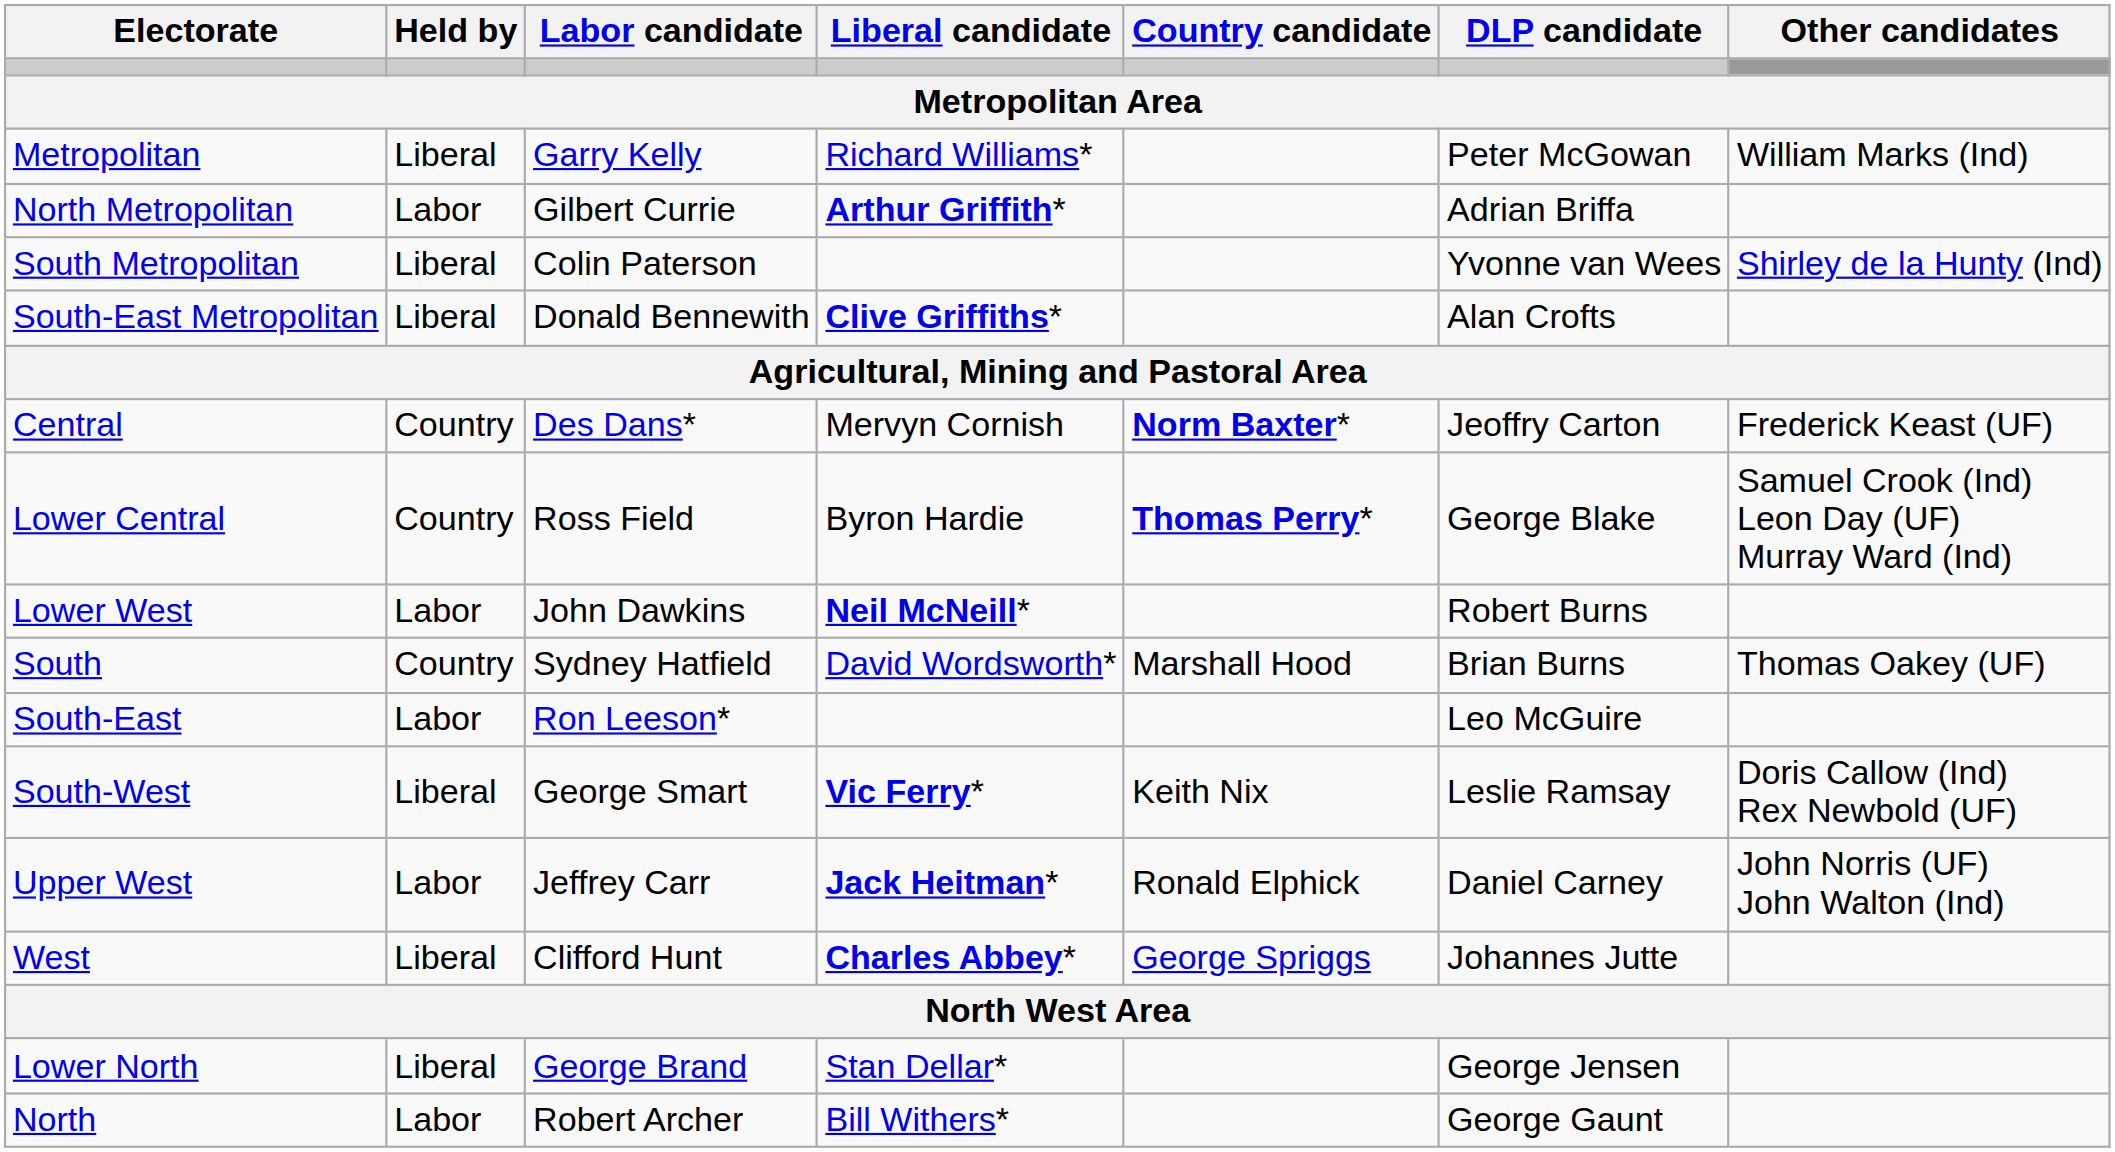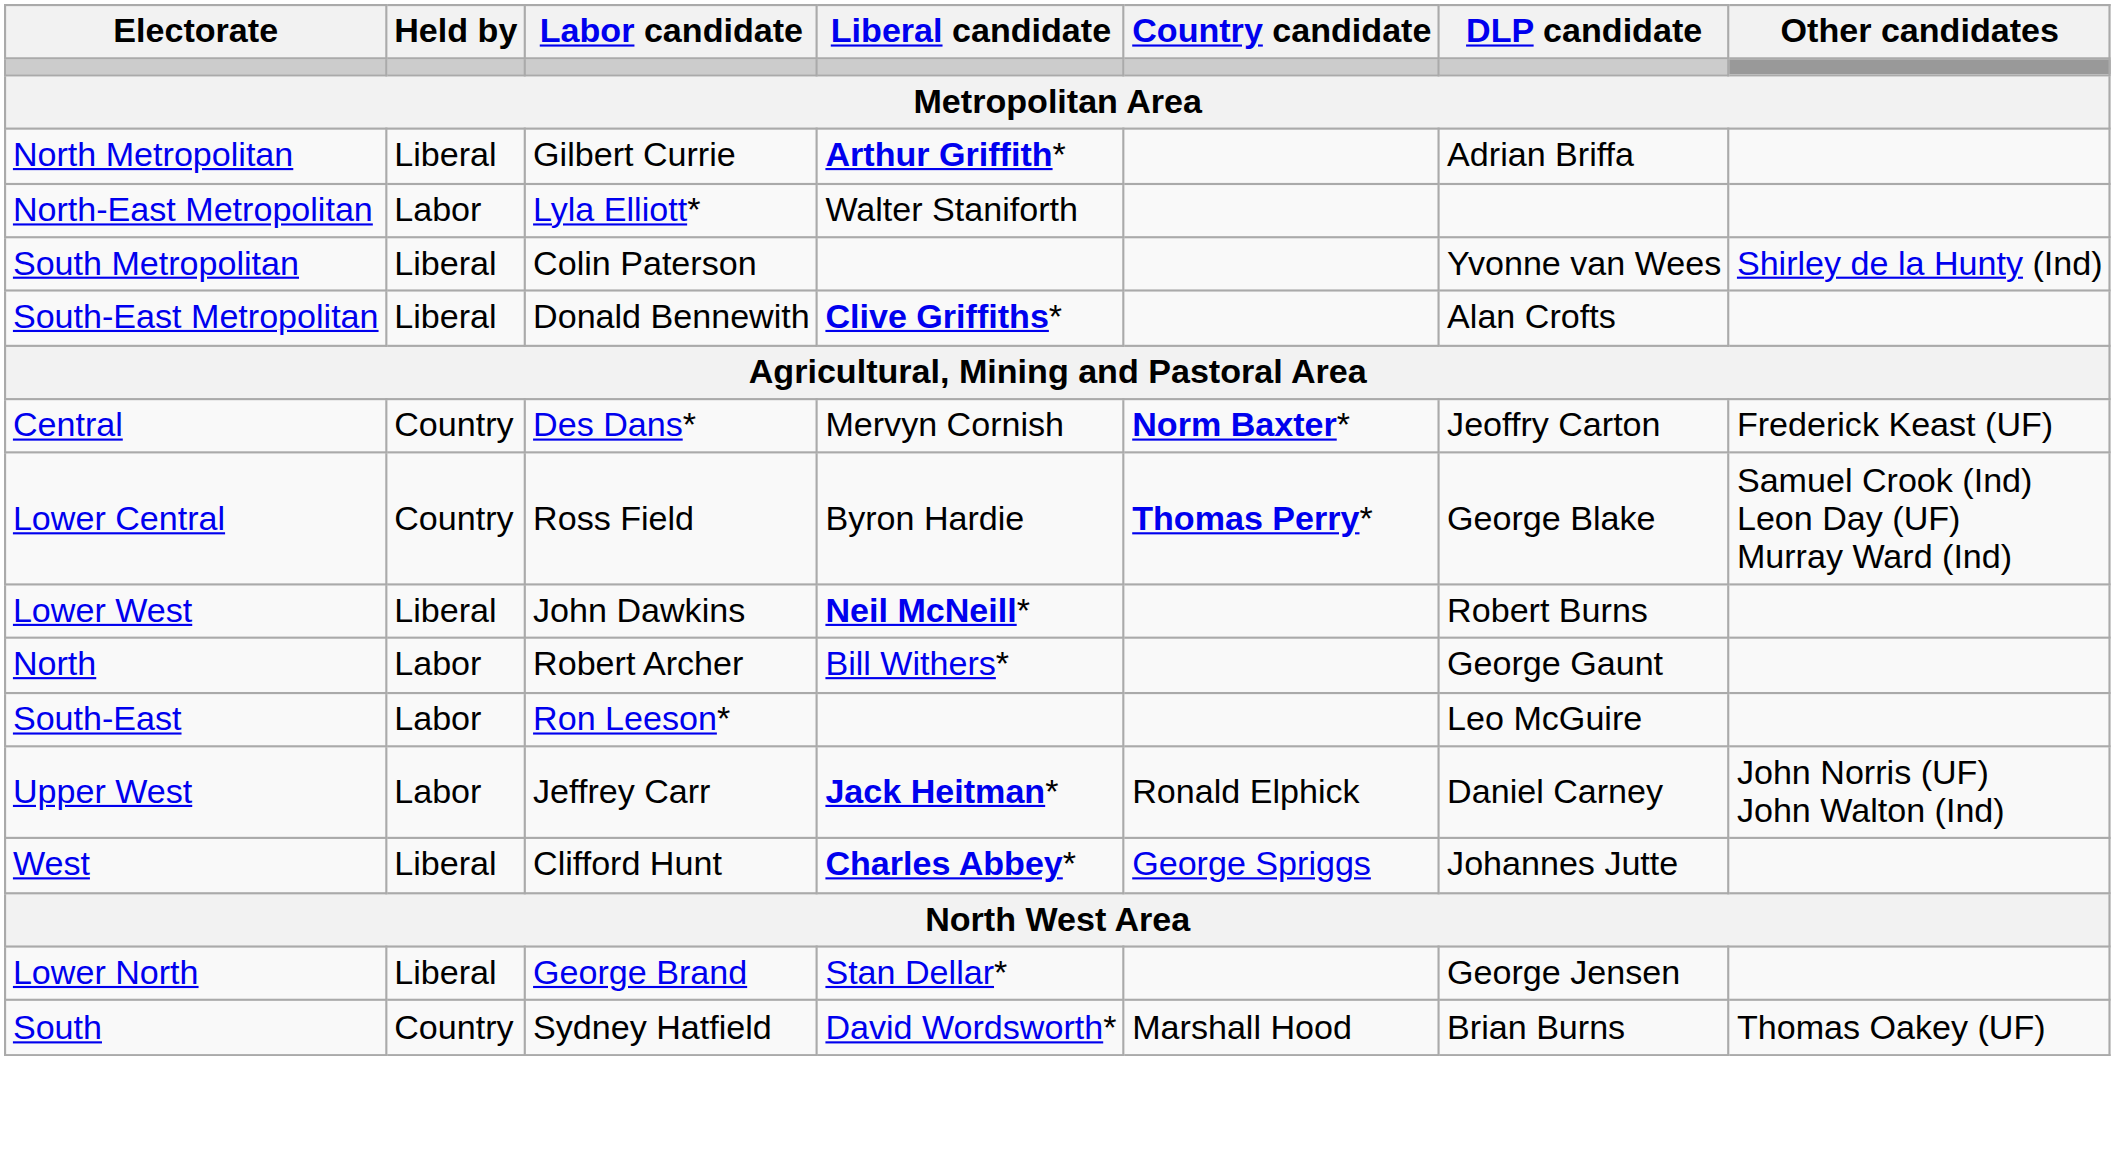- row: (107, 155)
(438, 209) Labor -> (445, 155) Liberal
+ row: (193, 209)
(438, 610) Labor -> (445, 610) Liberal
rows swapped: (57, 664) <-> (55, 1119)
- row: (102, 791)
